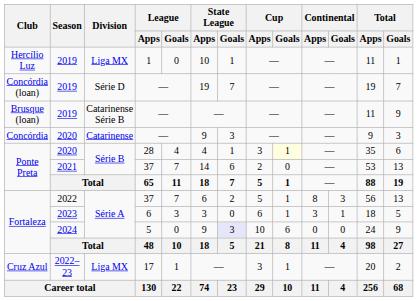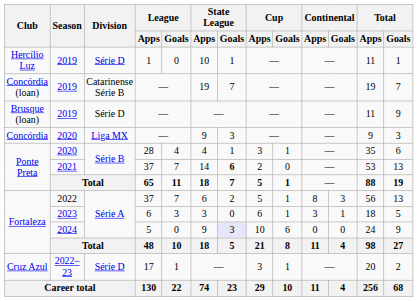(110, 60) Liga MX -> (110, 60) Série D
(110, 87) Série D -> (110, 87) Catarinense Série B
(110, 114) Catarinense Série B -> (110, 114) Série D
(110, 135) Catarinense -> (110, 135) Liga MX
(287, 151) lightyellow background -> (287, 151) no background
(232, 167) normal -> (232, 167) bold
(110, 267) Liga MX -> (110, 267) Série D
